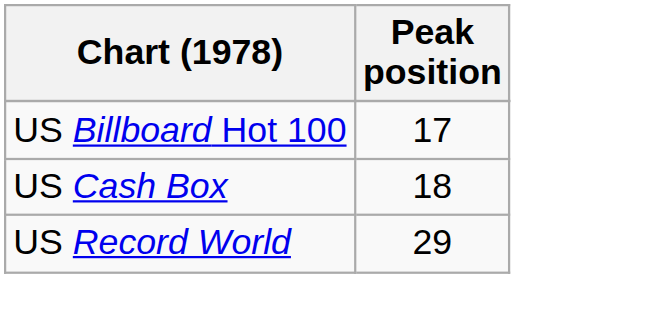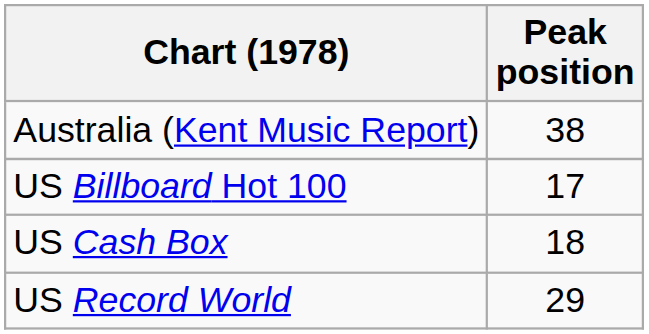+ row: (246, 129)
